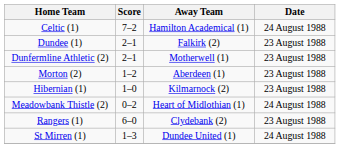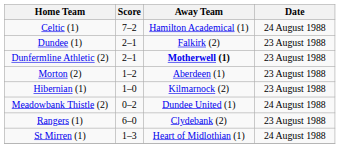(199, 58) normal -> (199, 58) bold
(199, 105) Heart of Midlothian (1) -> (199, 105) Dundee United (1)
(199, 136) Dundee United (1) -> (199, 136) Heart of Midlothian (1)
